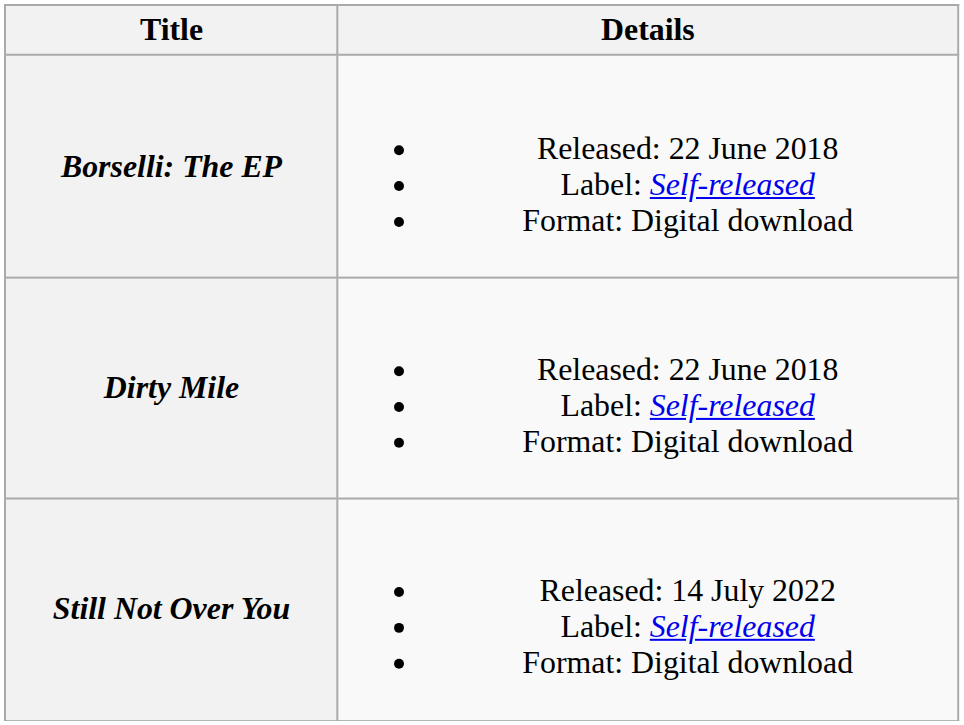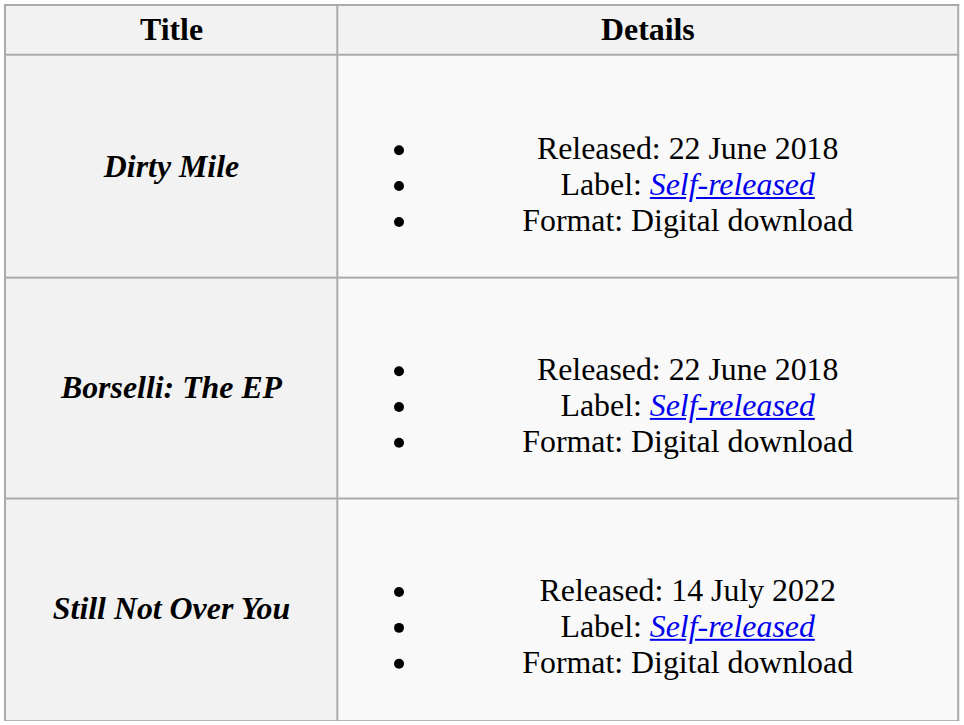rows swapped: (172, 165) <-> (172, 387)
